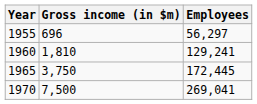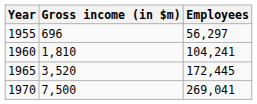(211, 52) 129,241 -> (211, 52) 104,241
(59, 71) 3,750 -> (59, 71) 3,520
